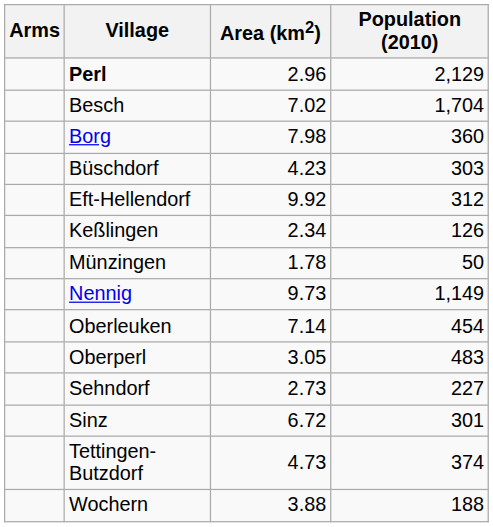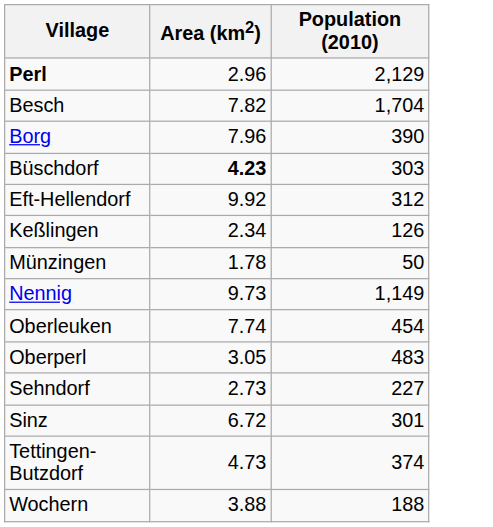- column: (35, 31)
(307, 105) 7.02 -> (247, 105) 7.82
(307, 136) 7.98 -> (247, 136) 7.96
(468, 136) 360 -> (408, 136) 390
(307, 168) normal -> (247, 168) bold
(307, 325) 7.14 -> (247, 325) 7.74
